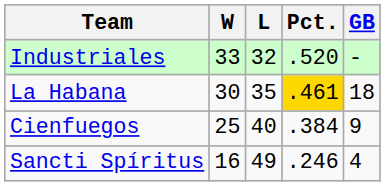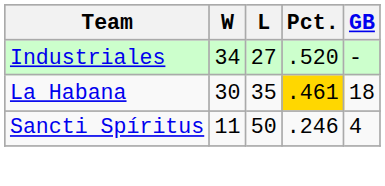(227, 58) 33 -> (227, 58) 34
(264, 58) 32 -> (264, 58) 27
- row: (75, 128)
(227, 163) 16 -> (227, 128) 11
(264, 163) 49 -> (264, 128) 50
